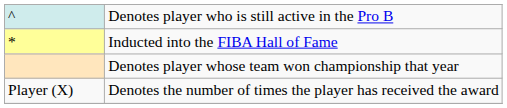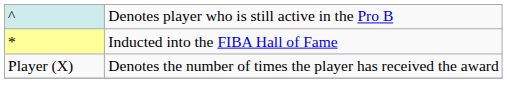- row: (284, 66)
